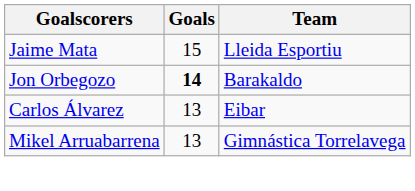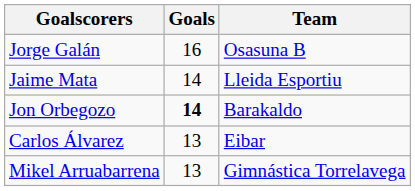+ row: (55, 49)
(192, 49) 15 -> (192, 79) 14
